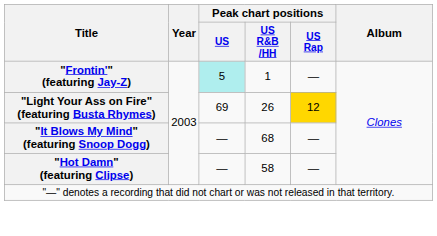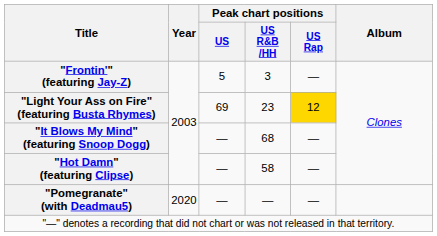(222, 76) paleturquoise background -> (222, 76) no background
(268, 76) 1 -> (268, 76) 3
(268, 107) 26 -> (268, 107) 23
+ row: (86, 199)
